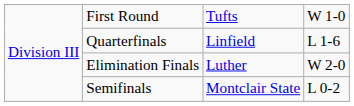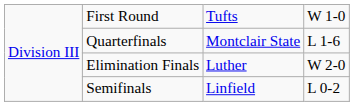(231, 40) Linfield -> (253, 40) Montclair State
(253, 88) Montclair State -> (231, 88) Linfield
